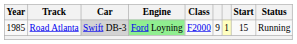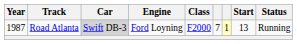(16, 28) 1985 -> (16, 28) 1987
(157, 28) lightgreen background -> (157, 28) no background
(218, 28) 9 -> (218, 28) 7
(244, 28) 15 -> (244, 28) 13
